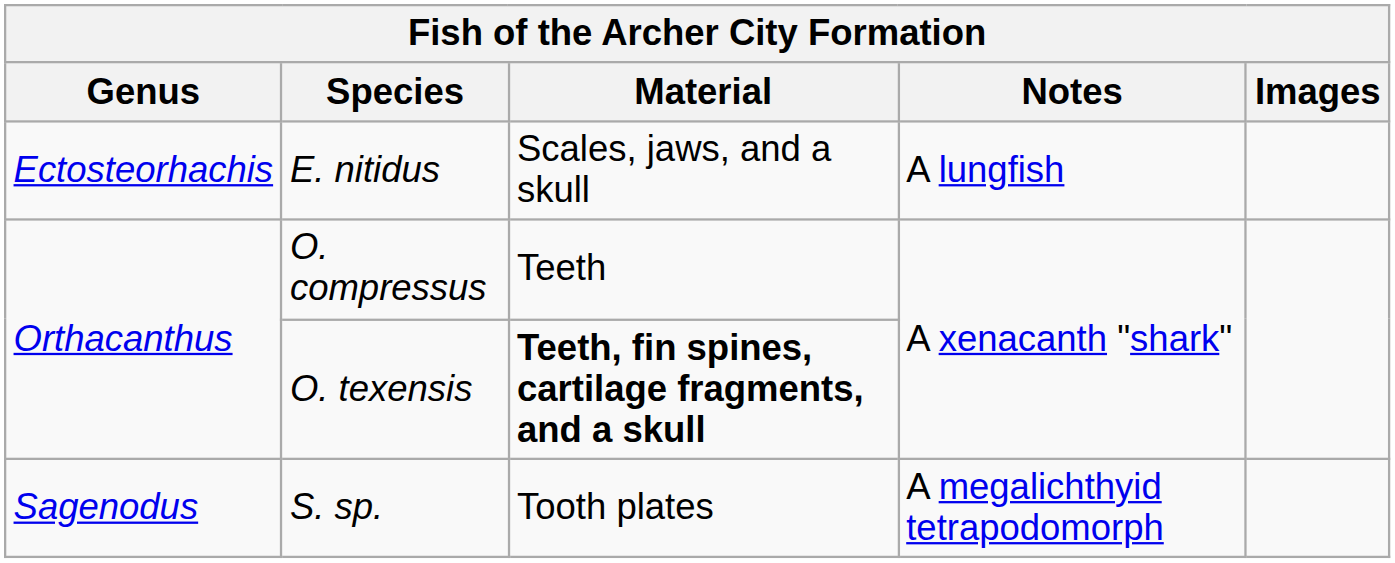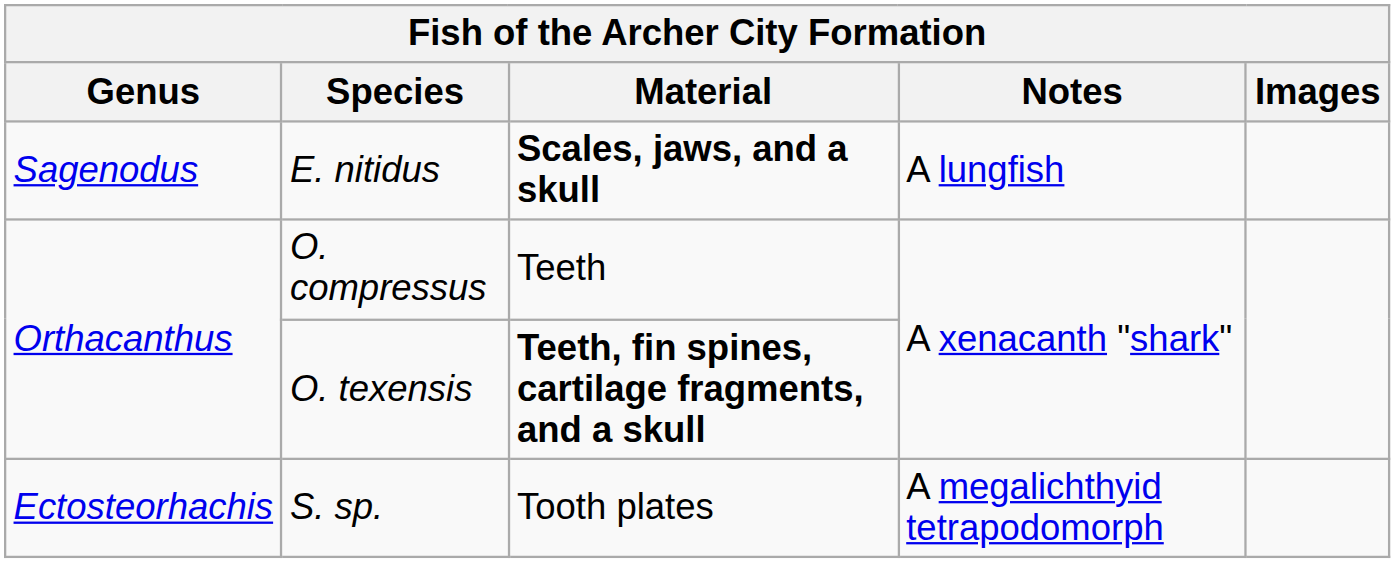(143, 169) Ectosteorhachis -> (106, 169) Sagenodus
(674, 169) normal -> (682, 169) bold
(106, 507) Sagenodus -> (143, 507) Ectosteorhachis
